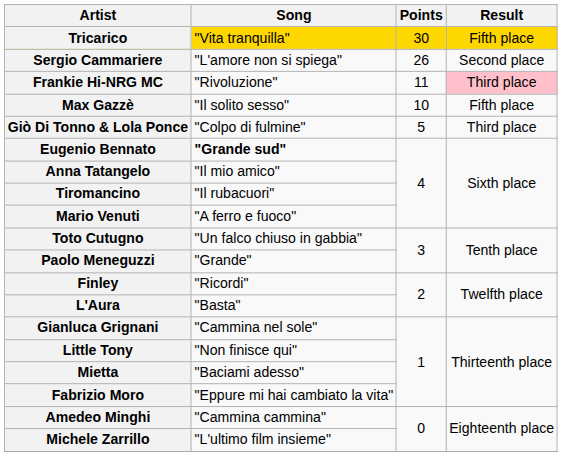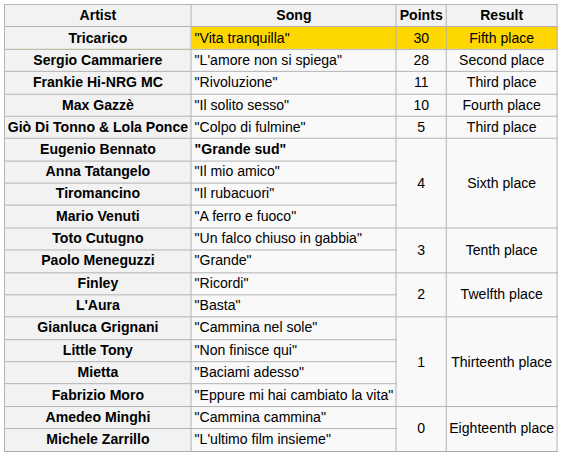(421, 60) 26 -> (421, 60) 28
(502, 82) pink background -> (502, 82) no background
(502, 104) Fifth place -> (502, 104) Fourth place
